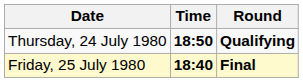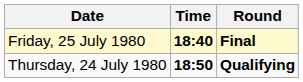rows swapped: (87, 41) <-> (77, 65)
